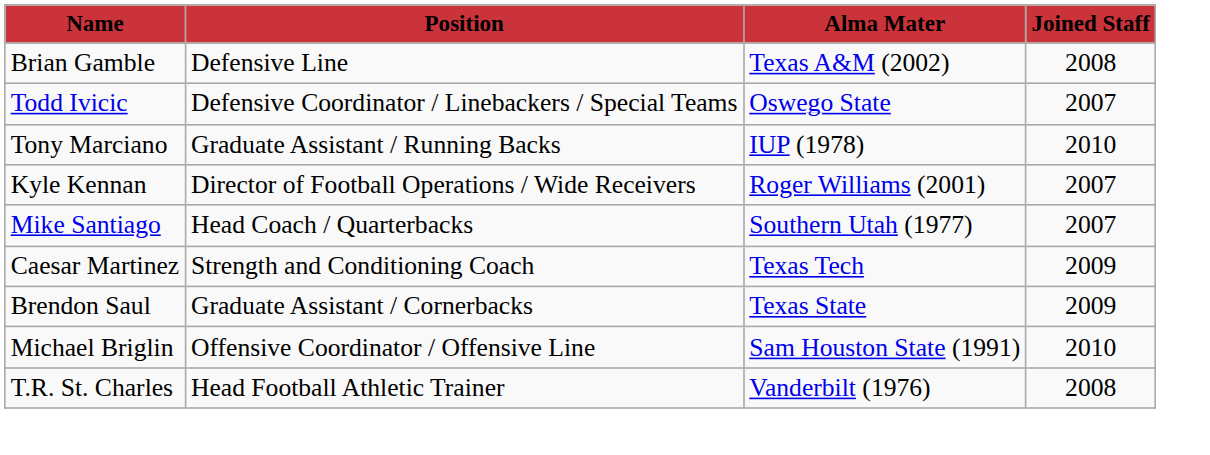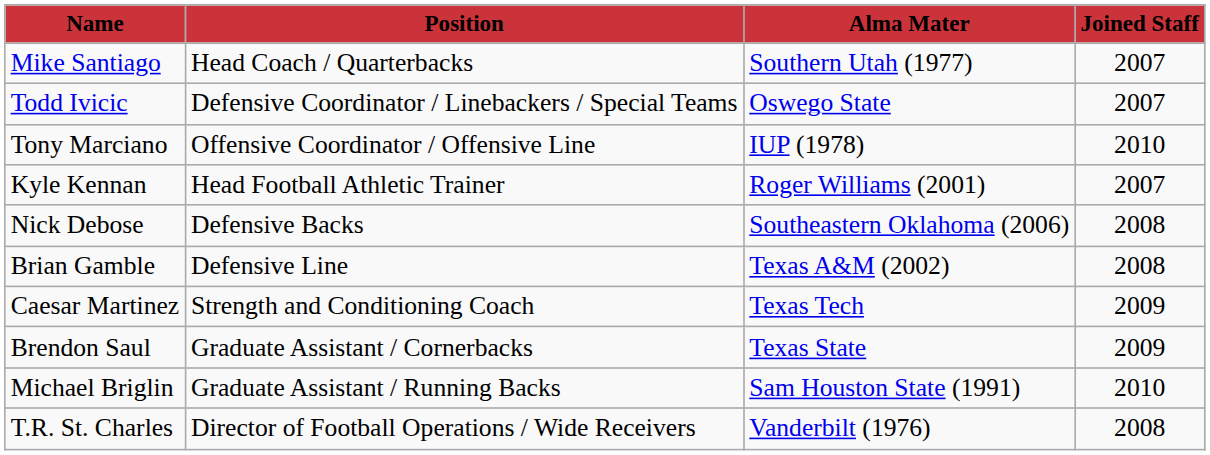rows swapped: (86, 225) <-> (83, 62)
(376, 144) Graduate Assistant / Running Backs -> (393, 144) Offensive Coordinator / Offensive Line
(443, 184) Director of Football Operations / Wide Receivers -> (348, 184) Head Football Athletic Trainer
+ row: (77, 225)
(393, 346) Offensive Coordinator / Offensive Line -> (376, 387) Graduate Assistant / Running Backs
(348, 387) Head Football Athletic Trainer -> (443, 428) Director of Football Operations / Wide Receivers
